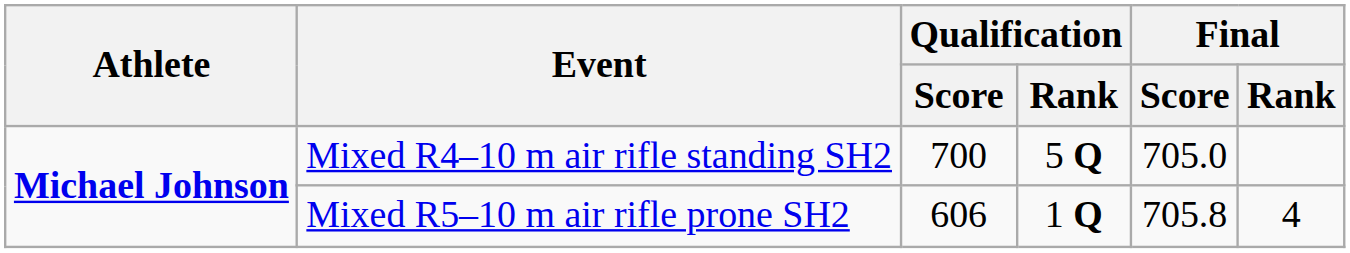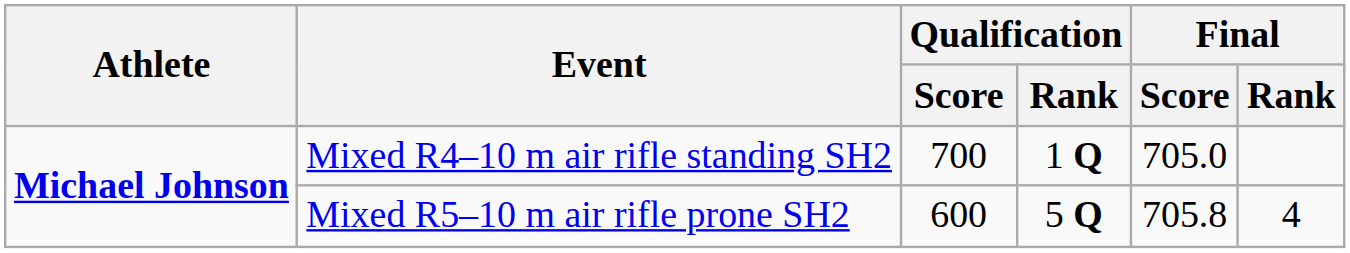(1074, 154) 5 Q -> (1074, 154) 1 Q
(959, 214) 606 -> (959, 214) 600
(1074, 214) 1 Q -> (1074, 214) 5 Q
